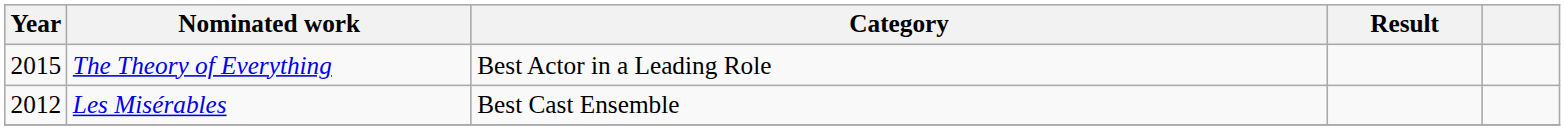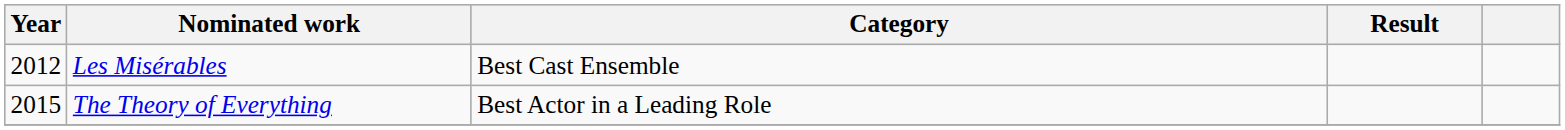rows swapped: (150, 104) <-> (202, 64)
